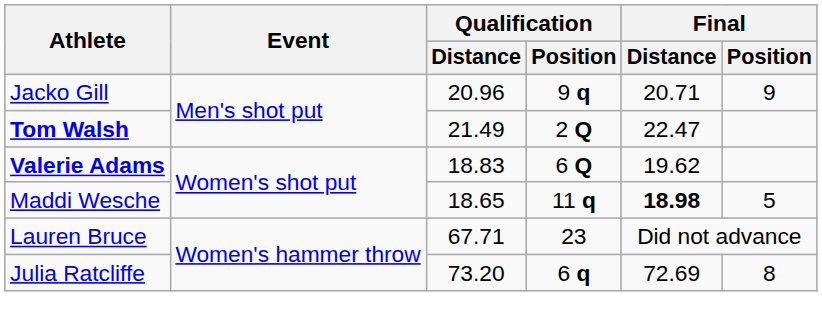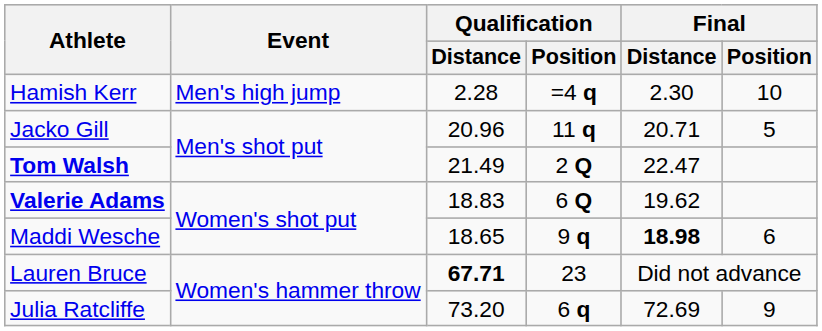+ row: (73, 93)
(574, 93) 9 q -> (574, 129) 11 q
(769, 93) 9 -> (769, 129) 5
(574, 201) 11 q -> (574, 237) 9 q
(769, 201) 5 -> (769, 237) 6
(476, 237) normal -> (476, 273) bold
(769, 273) 8 -> (769, 309) 9
